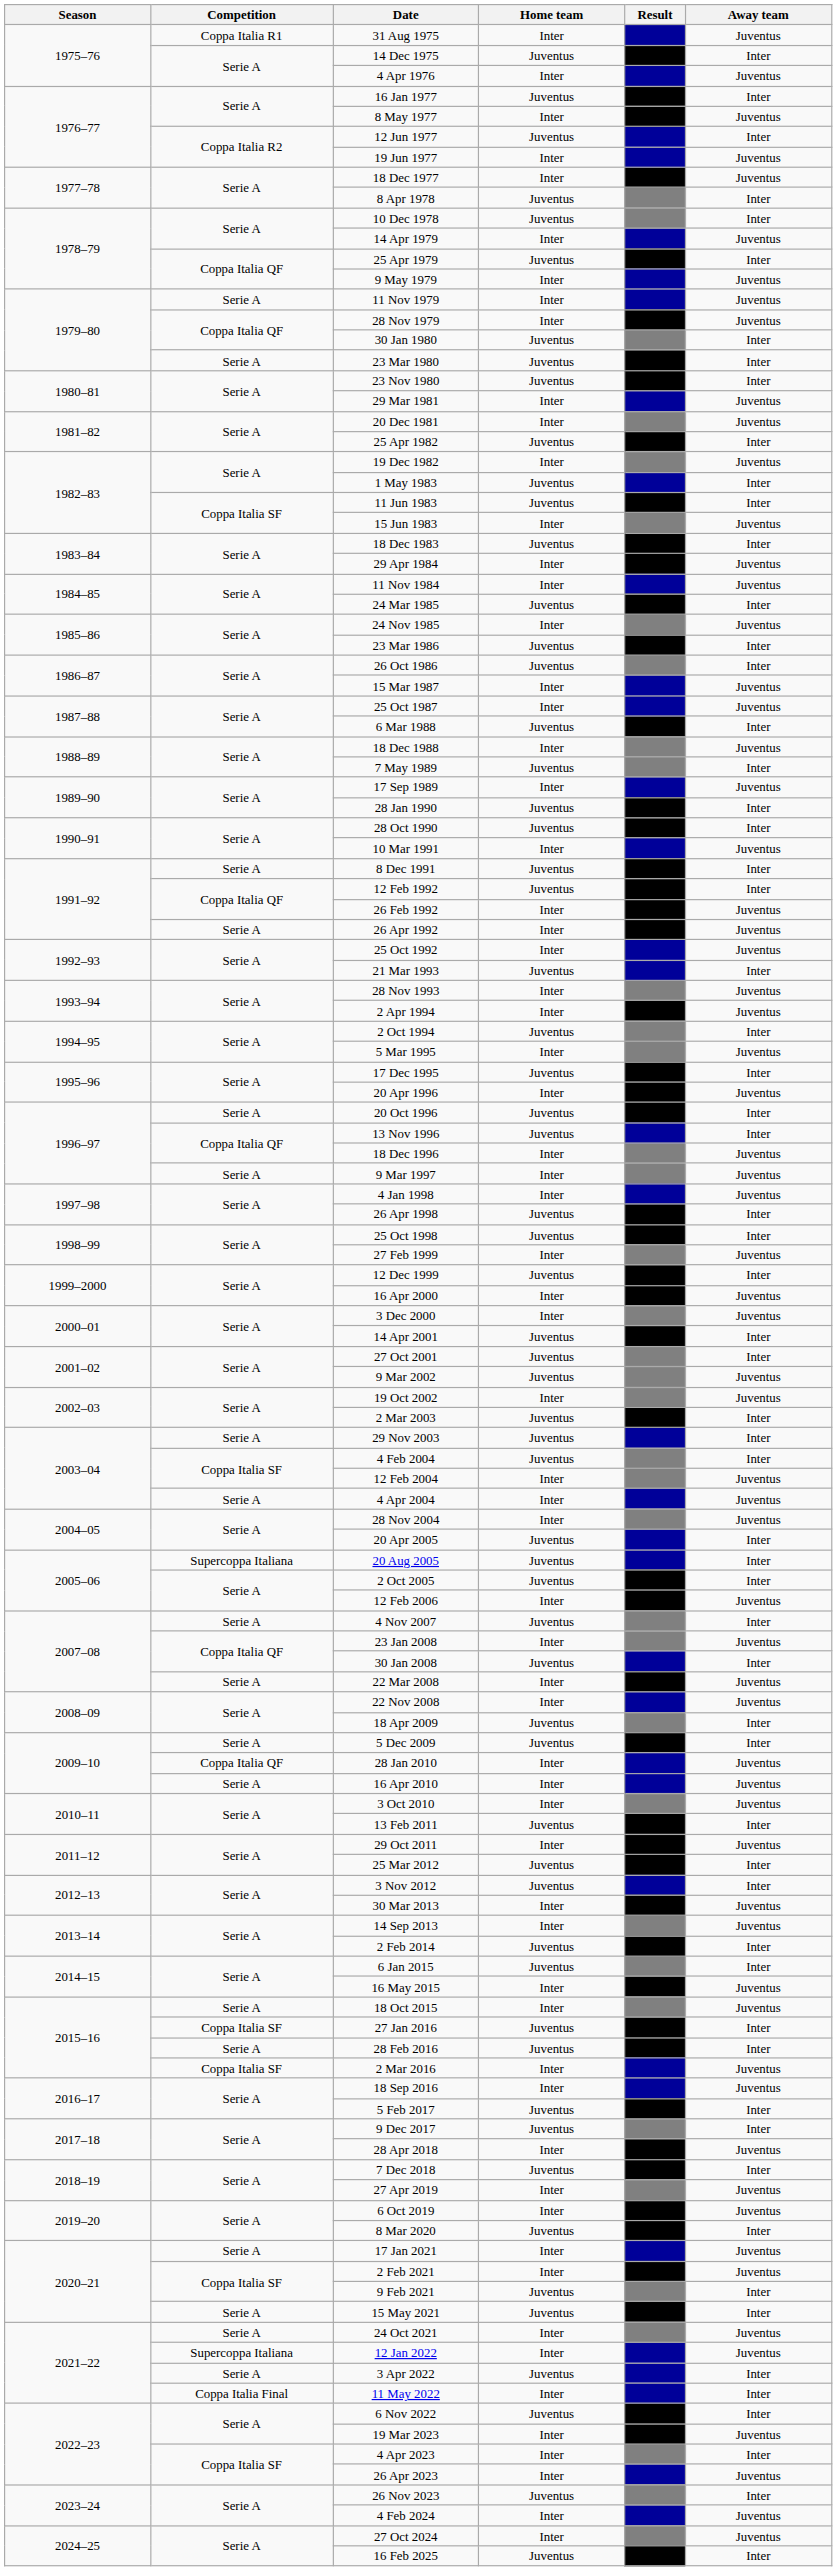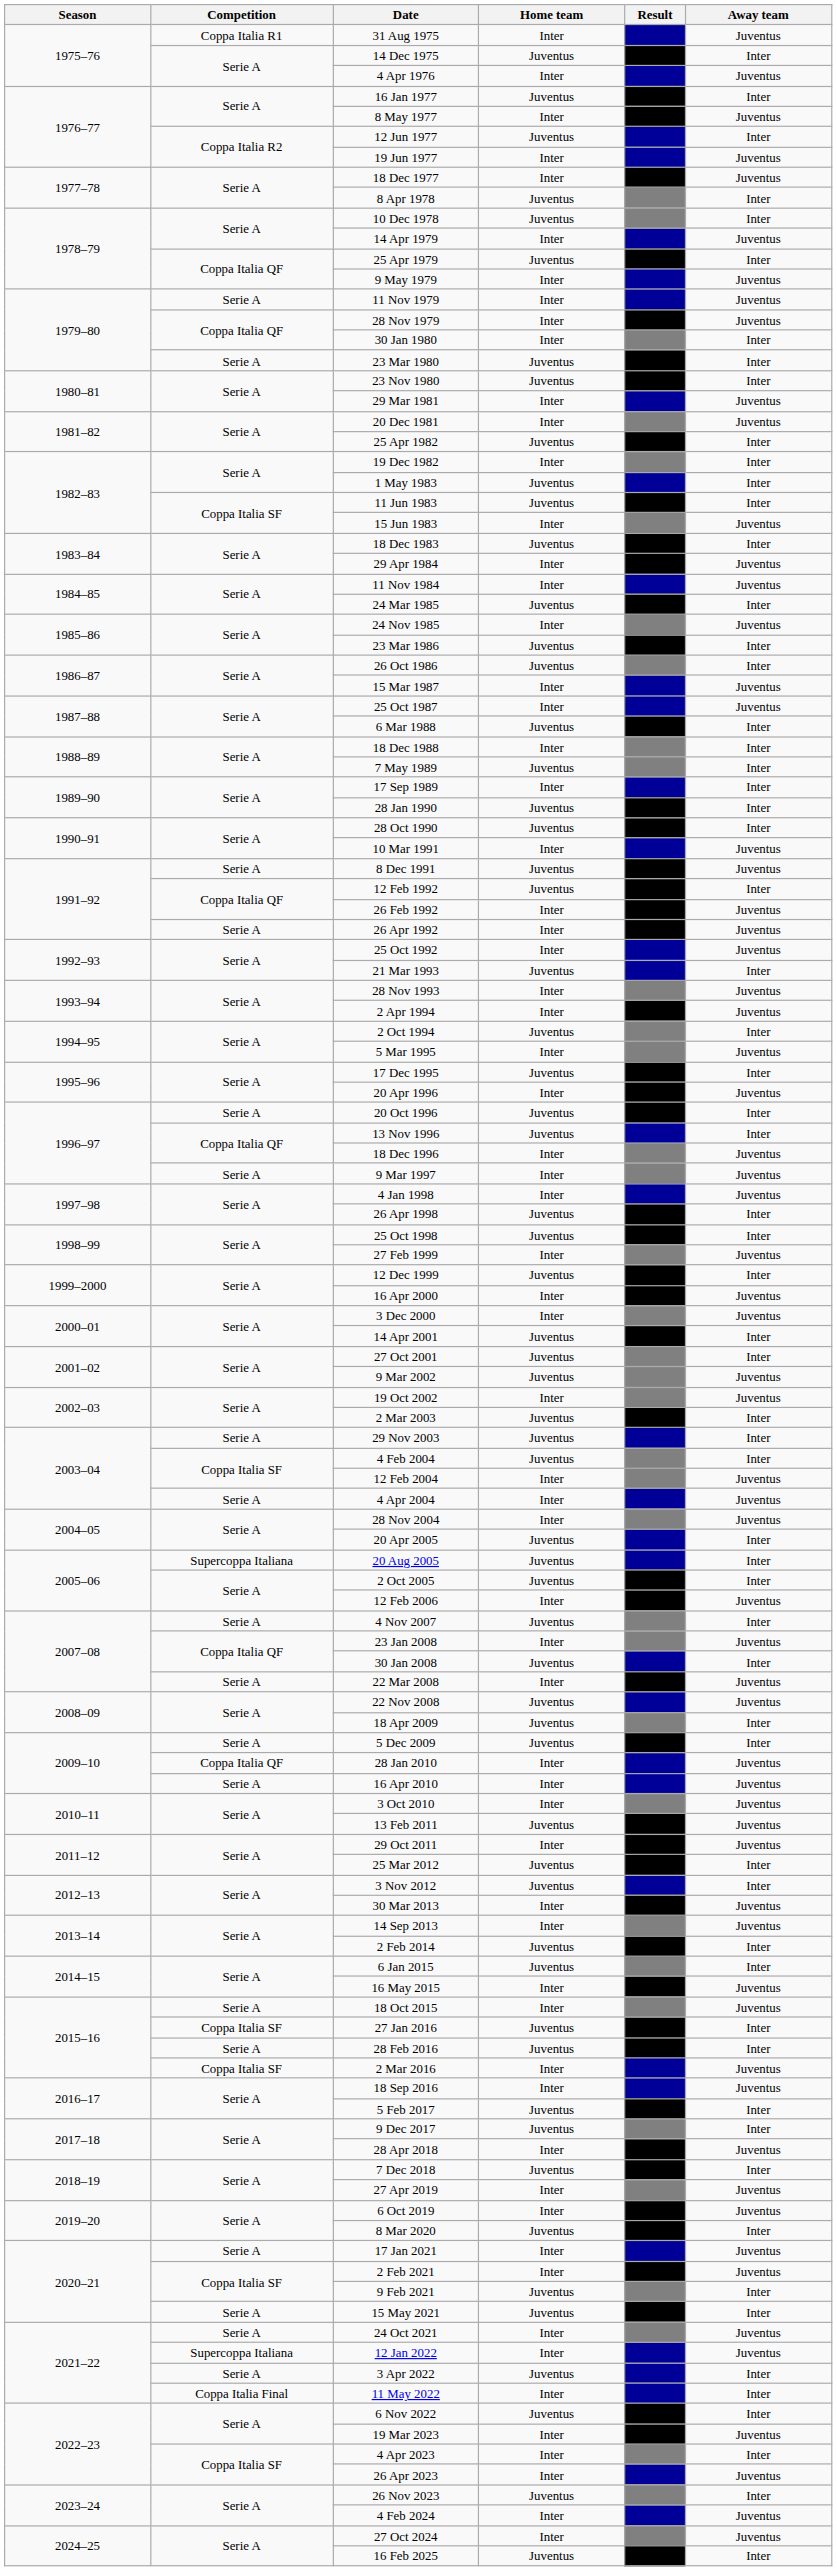(552, 340) Juventus -> (552, 340) Inter
(758, 462) Juventus -> (758, 462) Inter
(758, 747) Juventus -> (758, 747) Inter
(758, 787) Juventus -> (758, 787) Inter
(758, 869) Inter -> (758, 869) Juventus
(552, 1702) Inter -> (552, 1702) Juventus
(758, 1824) Inter -> (758, 1824) Juventus
